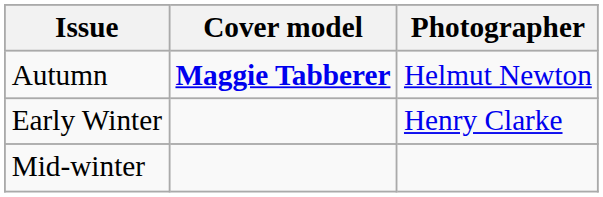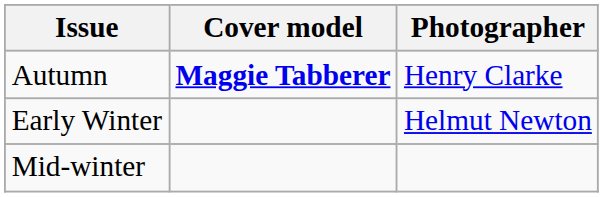(498, 74) Helmut Newton -> (483, 74) Henry Clarke
(483, 120) Henry Clarke -> (498, 120) Helmut Newton
